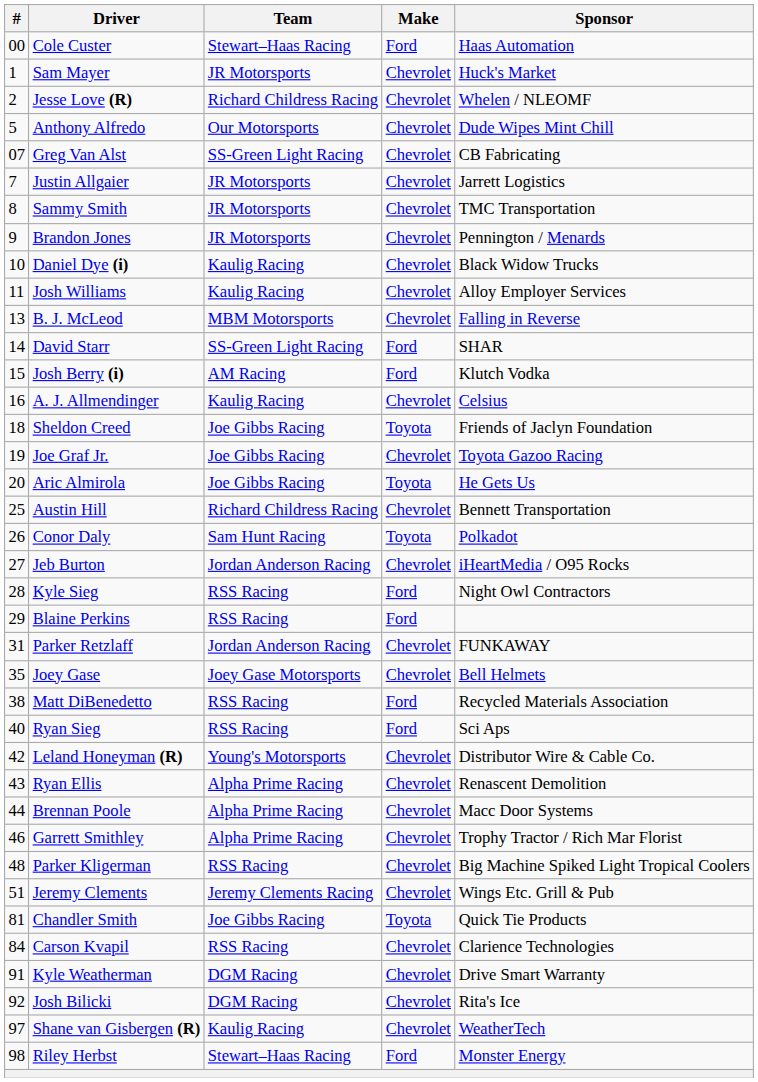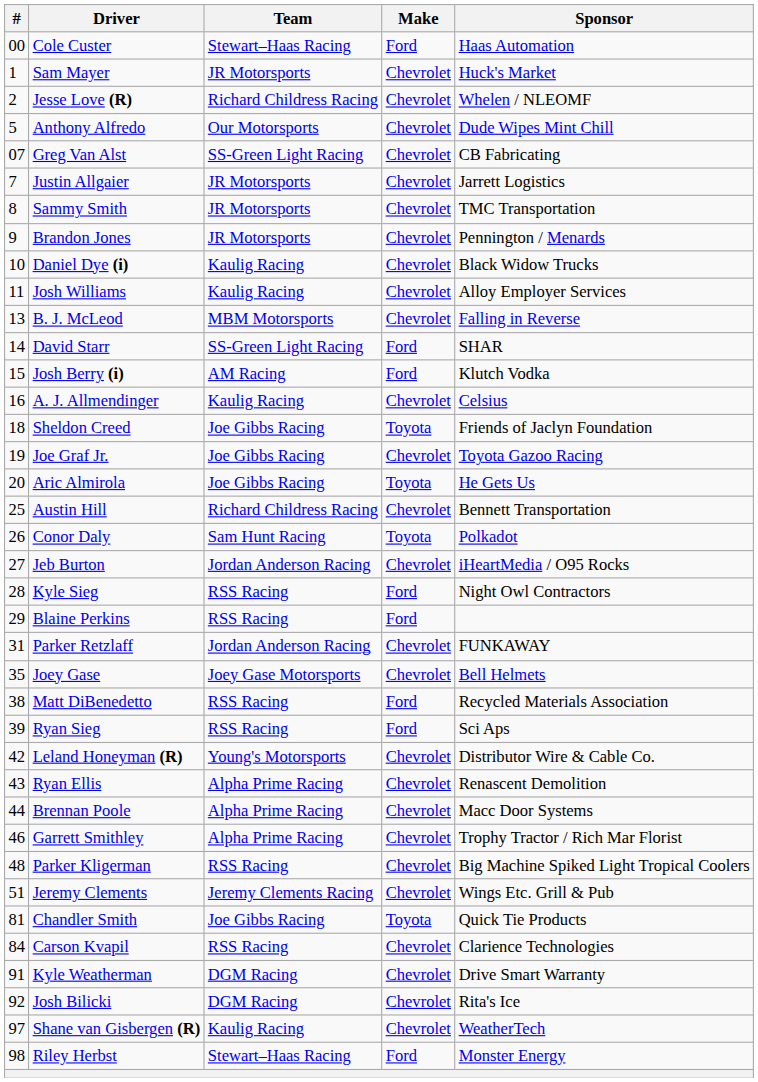(17, 728) 40 -> (17, 728) 39
